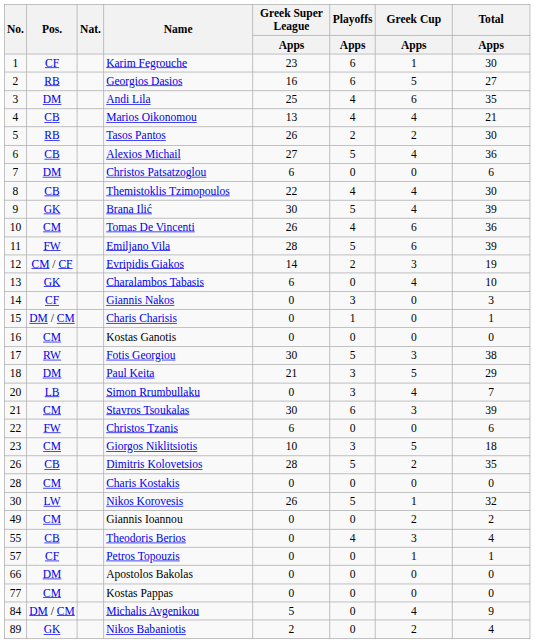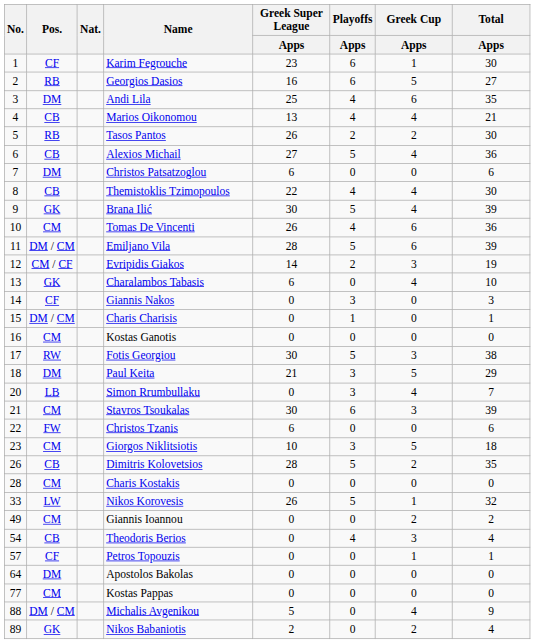(52, 245) FW -> (52, 245) DM / CM
(15, 501) 30 -> (15, 501) 33
(15, 538) 55 -> (15, 538) 54
(15, 574) 66 -> (15, 574) 64
(15, 611) 84 -> (15, 611) 88
